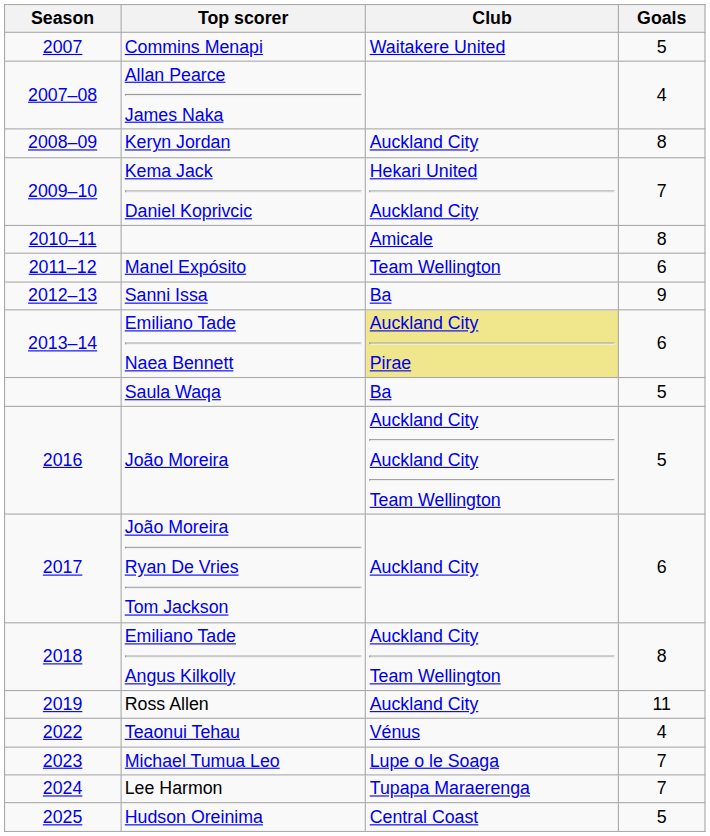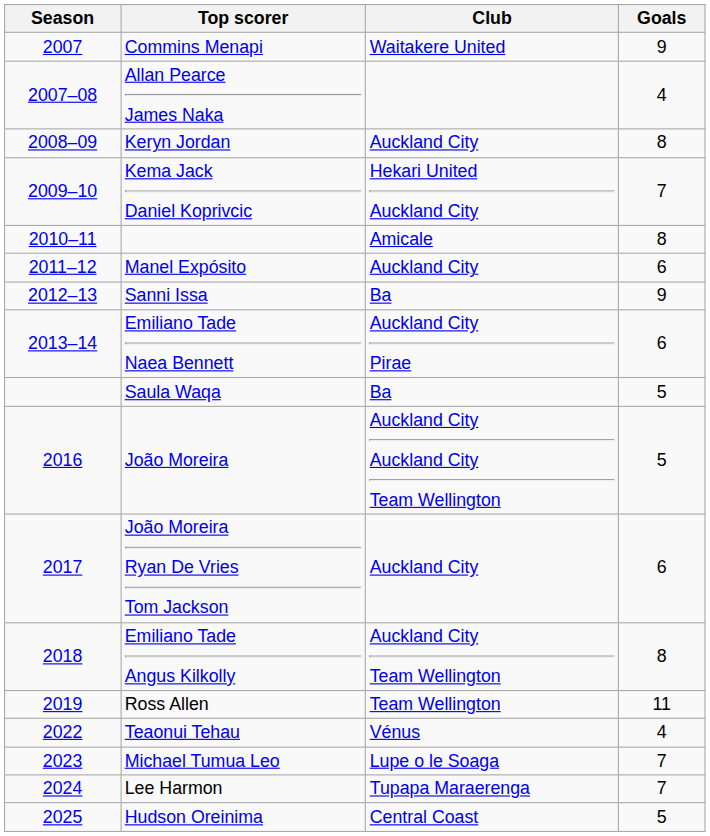(662, 46) 5 -> (662, 46) 9
(435, 267) Team Wellington -> (424, 267) Auckland City
(492, 343) khaki background -> (492, 343) no background
(424, 704) Auckland City -> (435, 704) Team Wellington
